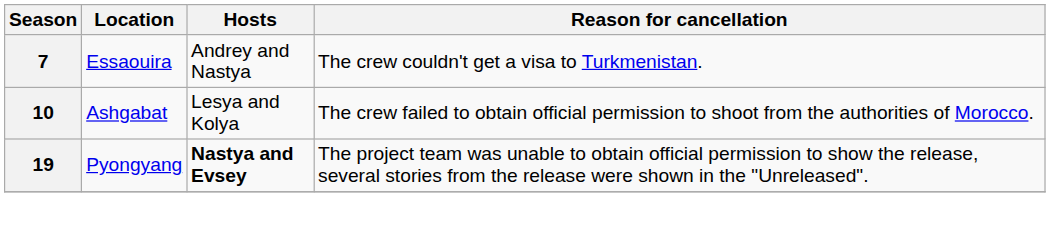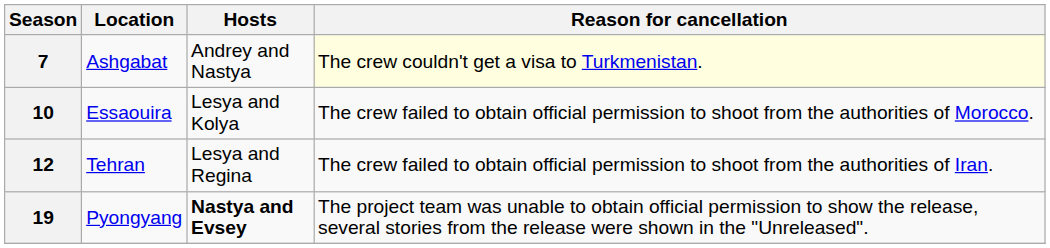(129, 60) Essaouira -> (127, 60) Ashgabat
(510, 60) no background -> (510, 60) lightyellow background
(127, 113) Ashgabat -> (129, 113) Essaouira
+ row: (43, 165)
